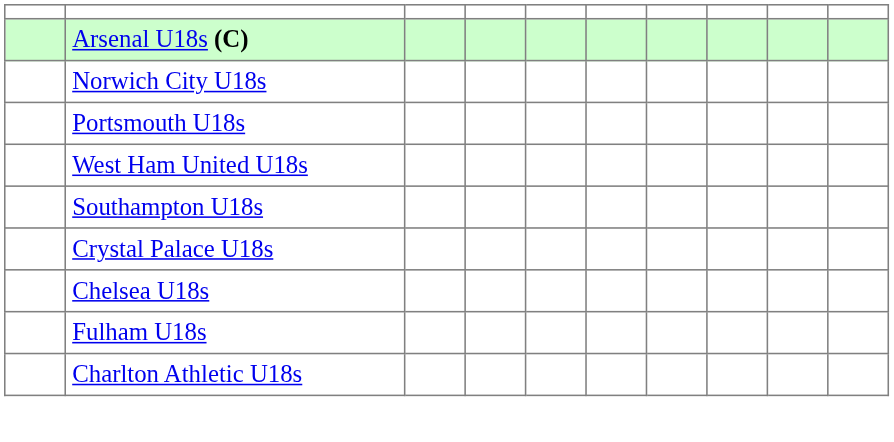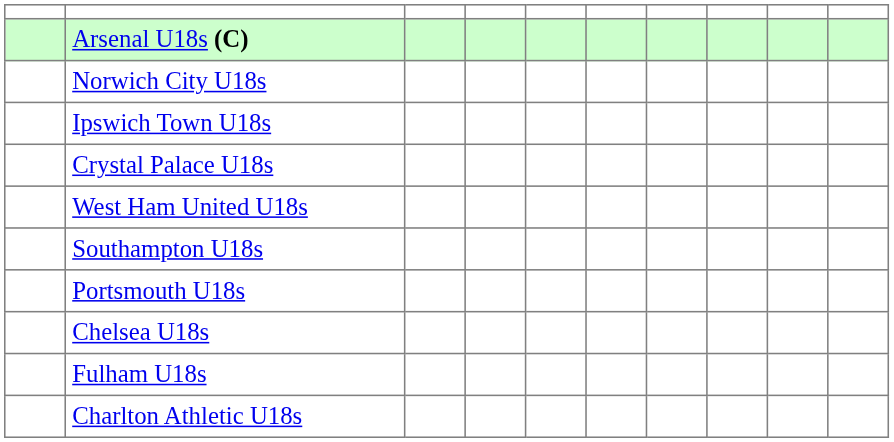+ row: (172, 123)
rows swapped: (173, 248) <-> (159, 123)
